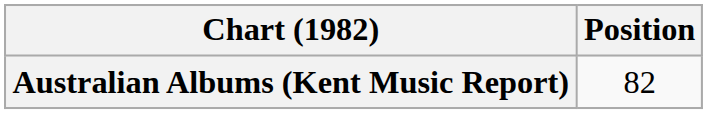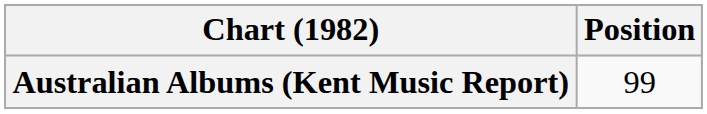(640, 81) 82 -> (640, 81) 99
